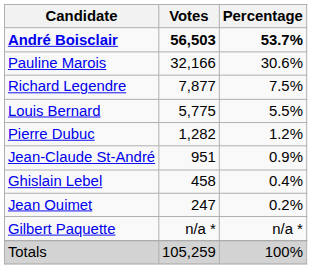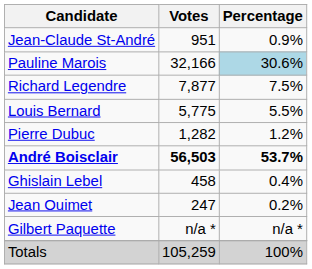rows swapped: (63, 39) <-> (82, 157)
(282, 63) no background -> (282, 63) lightblue background
